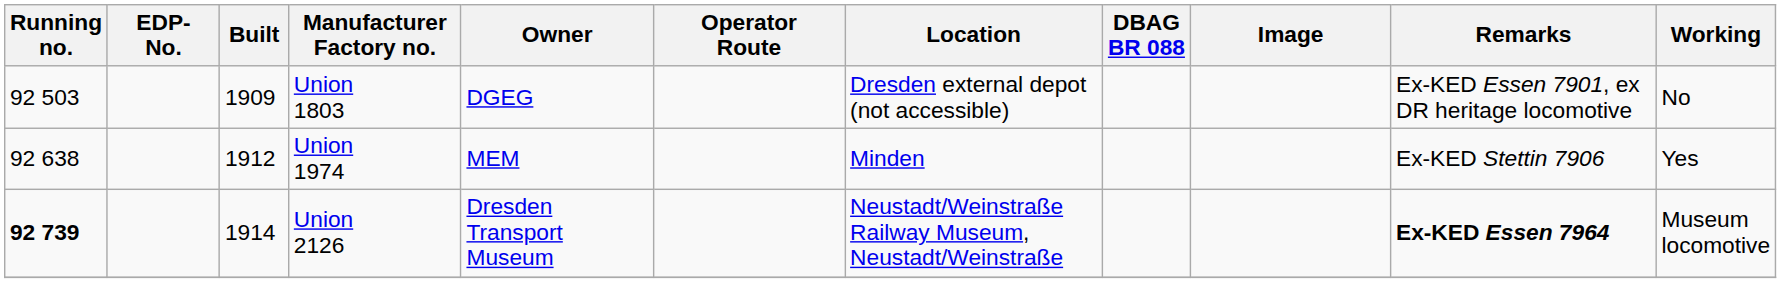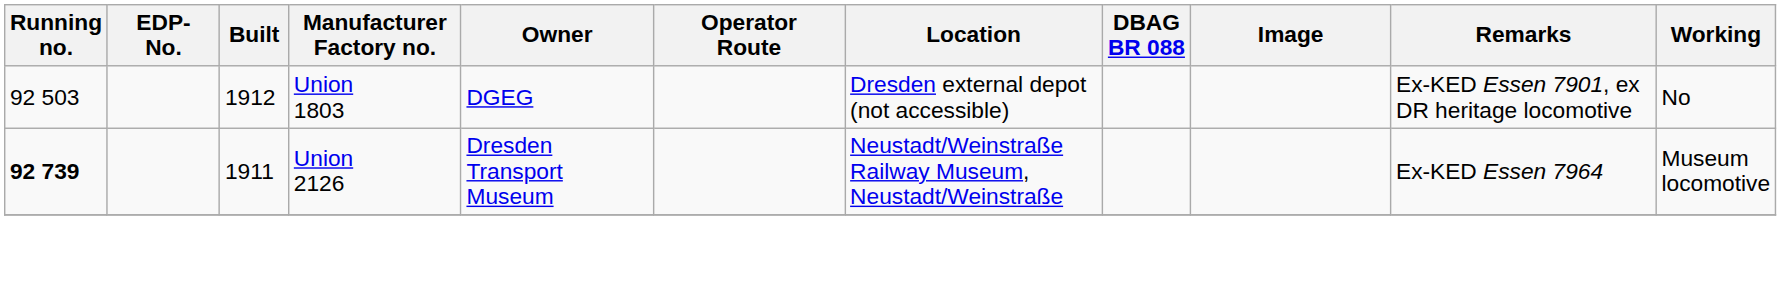(250, 96) 1909 -> (250, 96) 1912
- row: (324, 158)
(250, 232) 1914 -> (249, 171) 1911
(1503, 232) bold -> (1500, 171) normal
